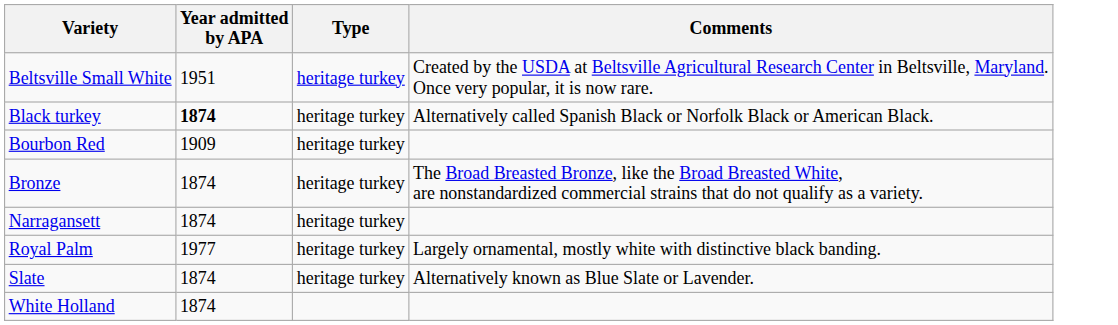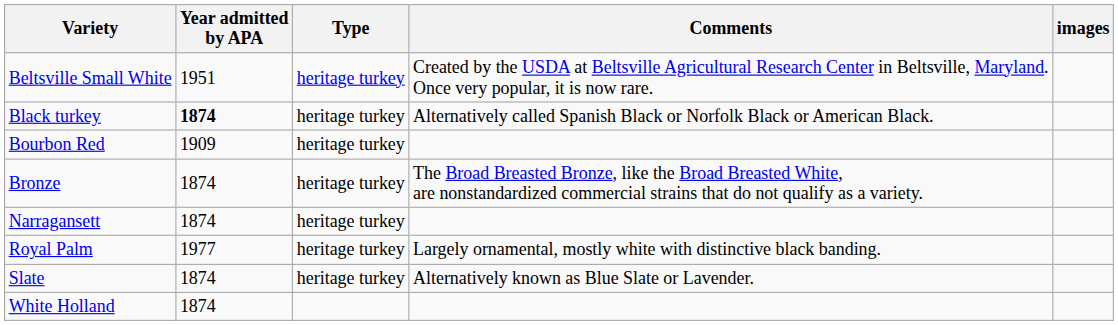+ column: (1083, 28)
